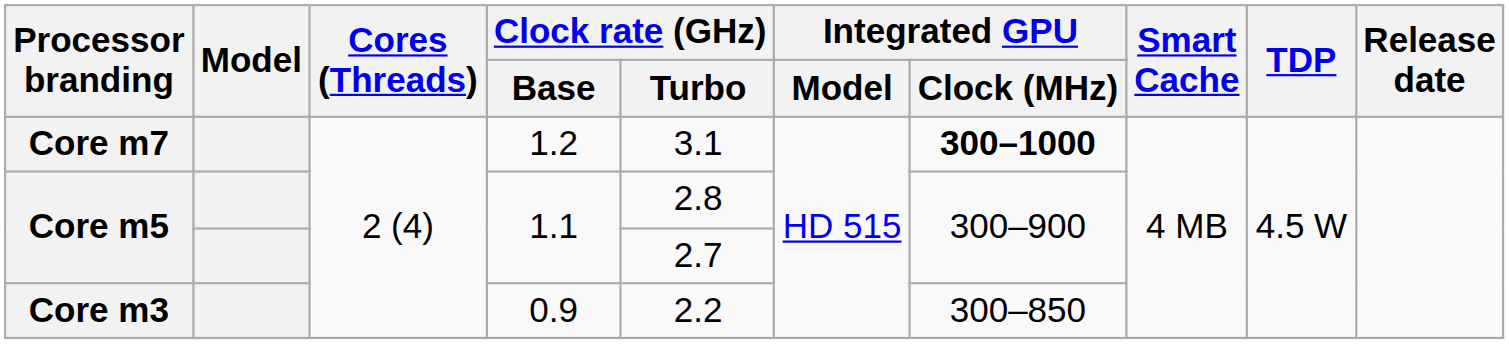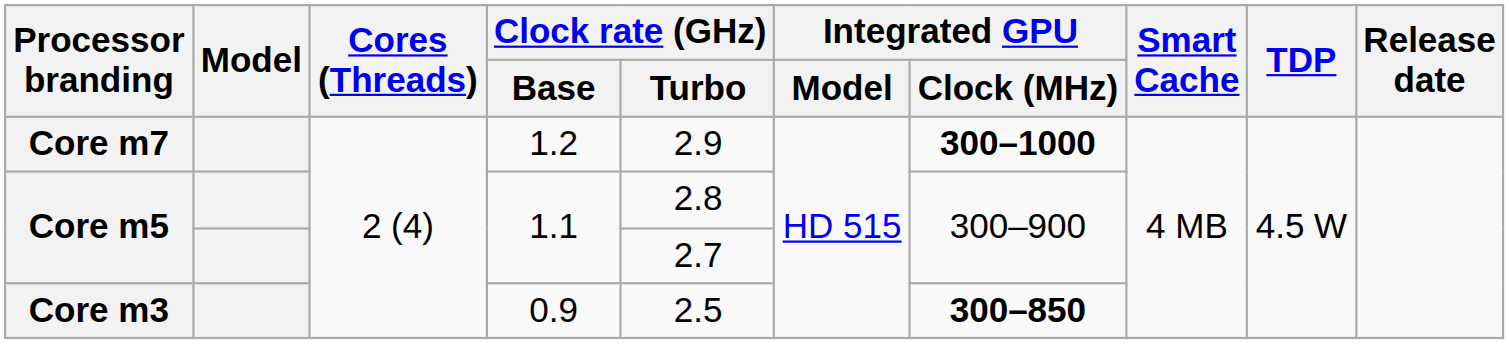(698, 143) 3.1 -> (698, 143) 2.9
(698, 310) 2.2 -> (698, 310) 2.5
(1018, 310) normal -> (1018, 310) bold
